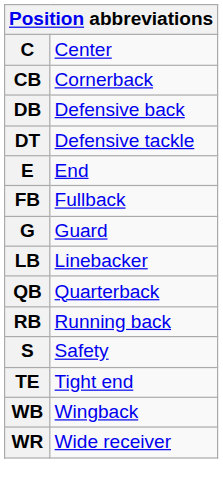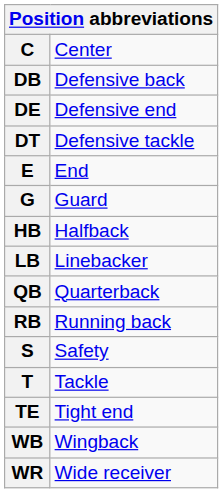- row: (27, 79)
+ row: (27, 110)
- row: (27, 200)
+ row: (27, 230)
+ row: (27, 381)
